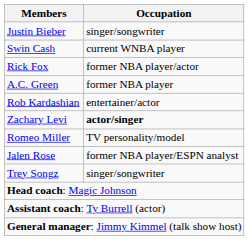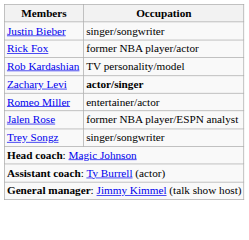- row: (31, 48)
- row: (33, 84)
(123, 102) entertainer/actor -> (135, 66) TV personality/model
(135, 137) TV personality/model -> (123, 102) entertainer/actor
